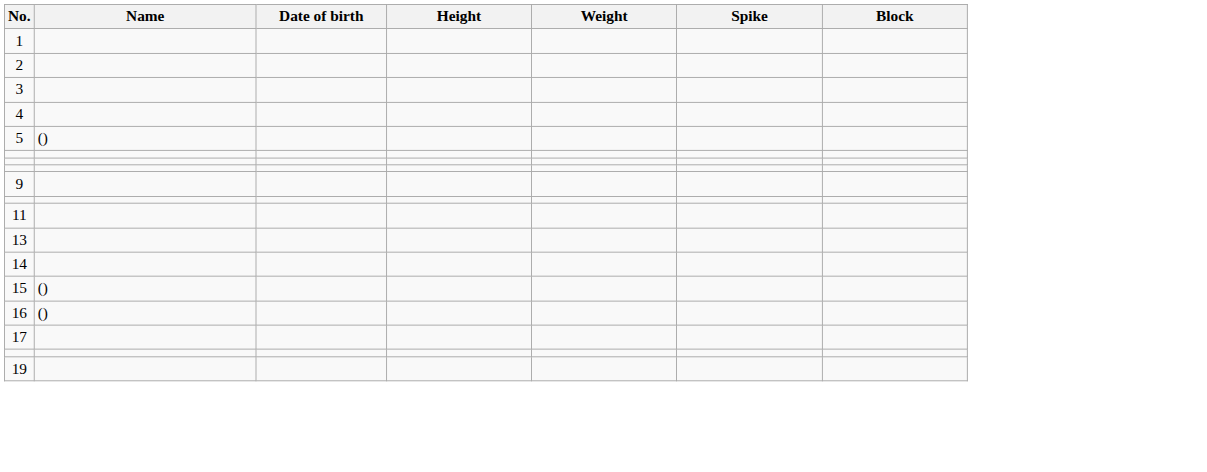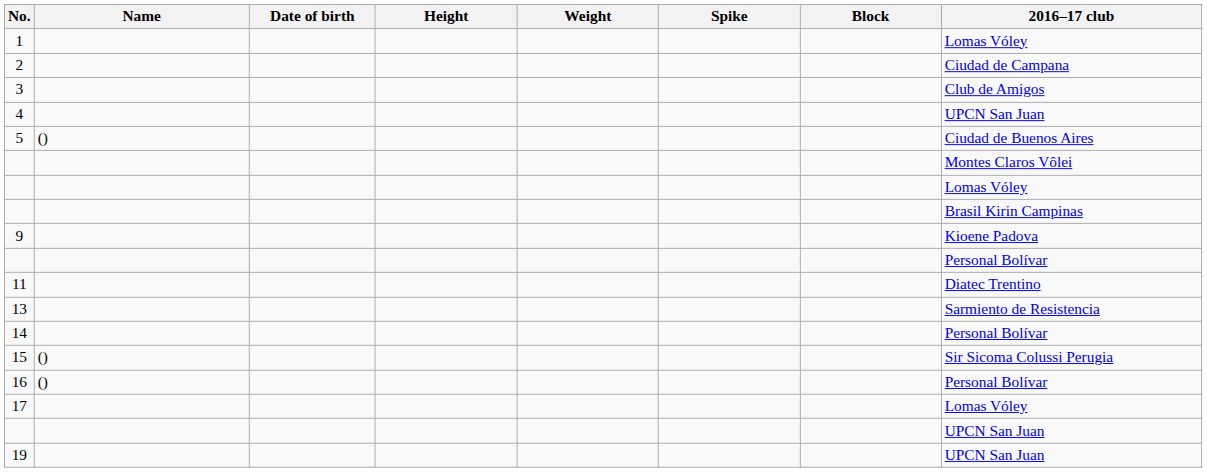+ column: (1071, 16)
